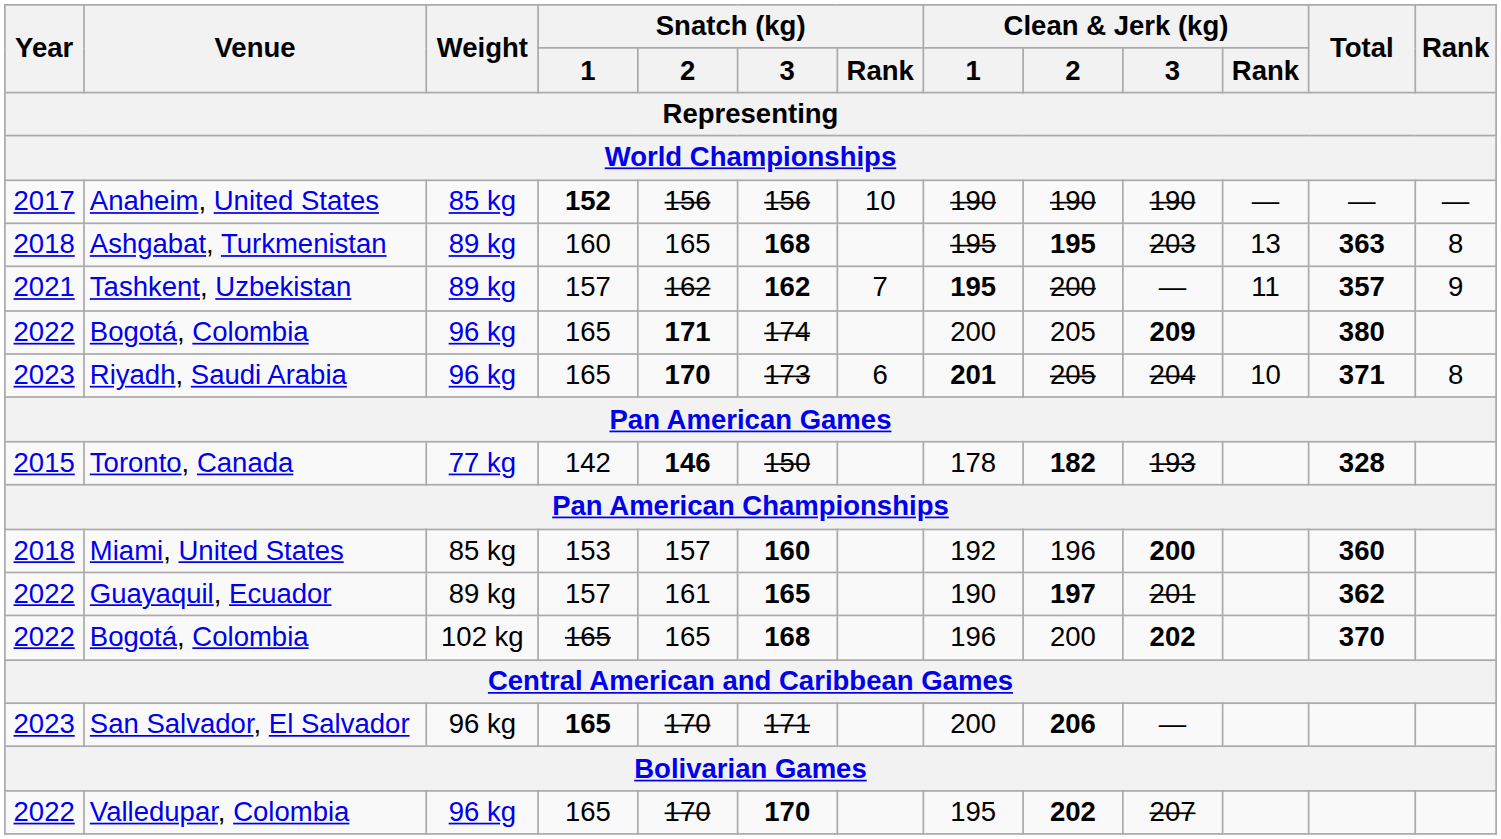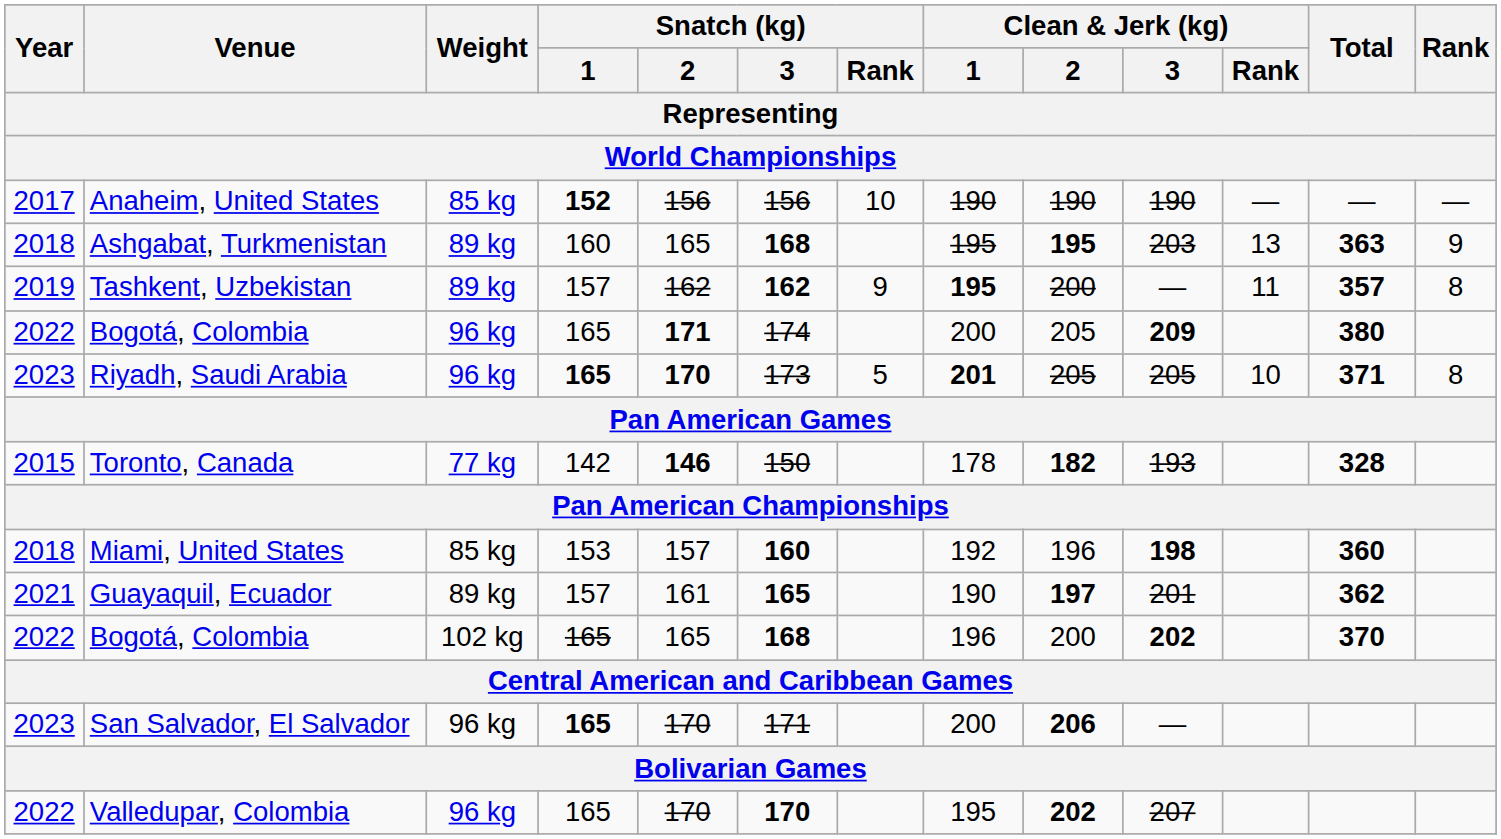(1456, 244) 8 -> (1456, 244) 9
(44, 288) 2021 -> (44, 288) 2019
(880, 288) 7 -> (880, 288) 9
(1456, 288) 9 -> (1456, 288) 8
(588, 375) normal -> (588, 375) bold
(880, 375) 6 -> (880, 375) 5
(1173, 375) 204 -> (1173, 375) 205
(1173, 550) 200 -> (1173, 550) 198
(44, 593) 2022 -> (44, 593) 2021
